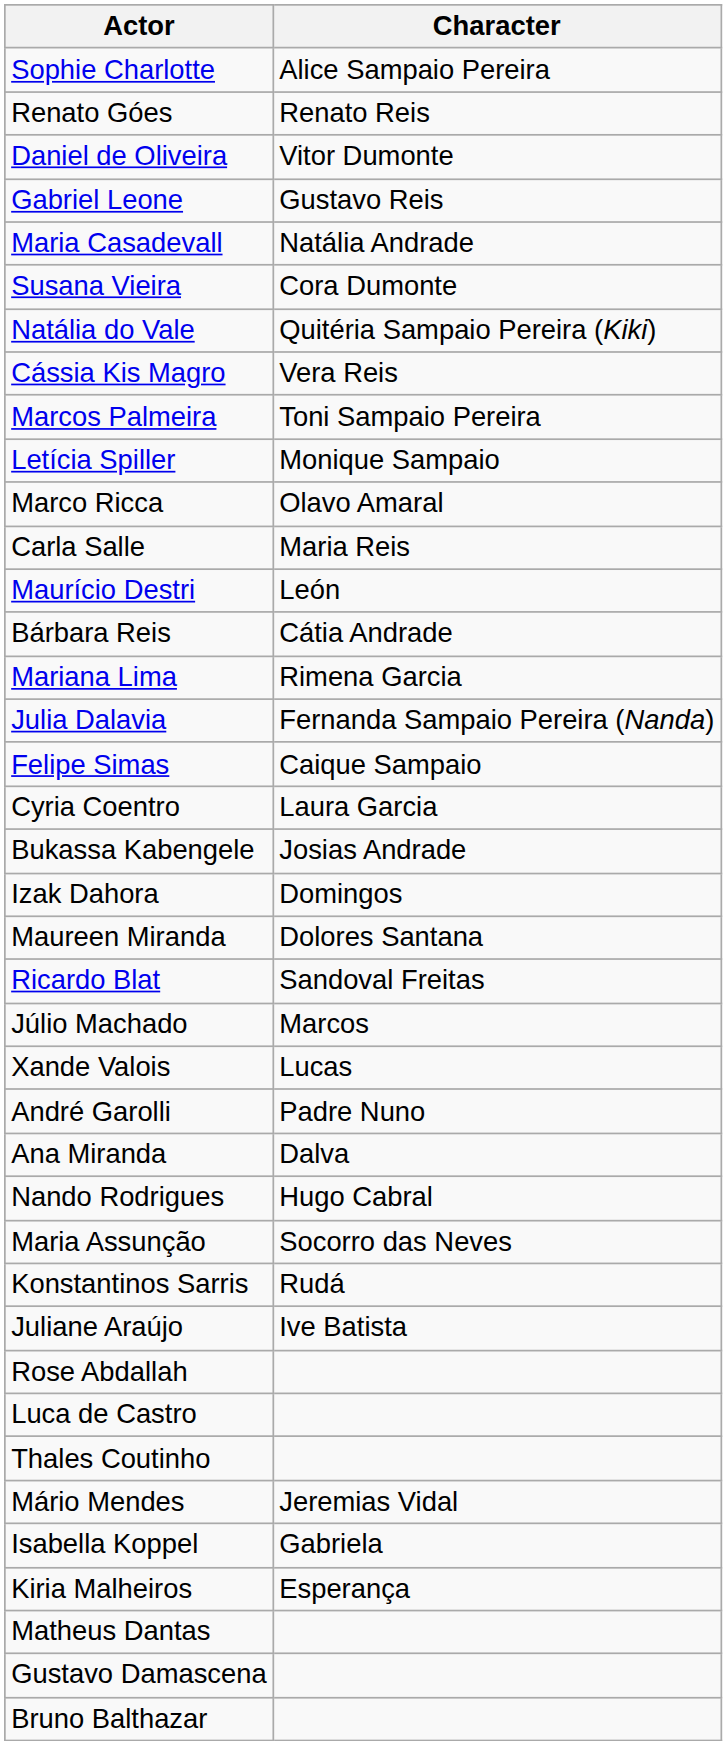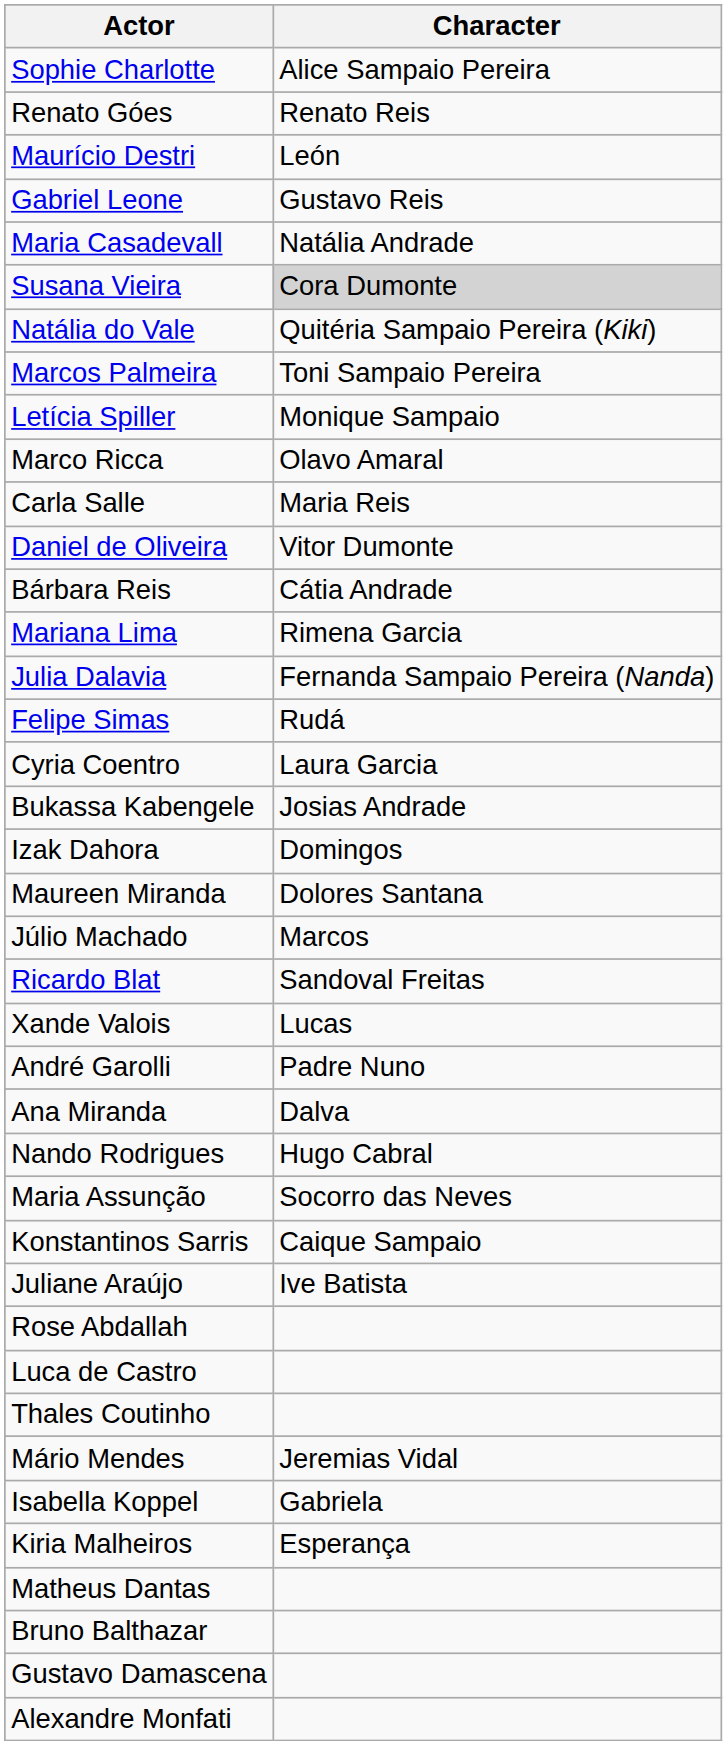rows swapped: (119, 156) <-> (103, 590)
(368, 286) no background -> (368, 286) lightgrey background
- row: (118, 373)
(380, 763) Caique Sampaio -> (312, 720) Rudá
rows swapped: (86, 980) <-> (99, 1024)
(312, 1284) Rudá -> (380, 1241) Caique Sampaio
rows swapped: (109, 1718) <-> (139, 1675)
+ row: (121, 1718)
